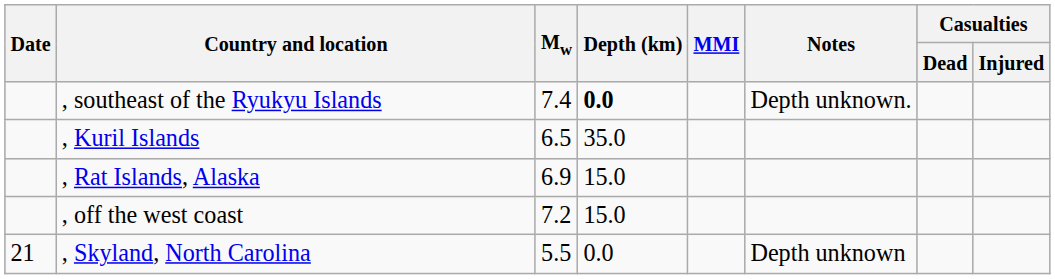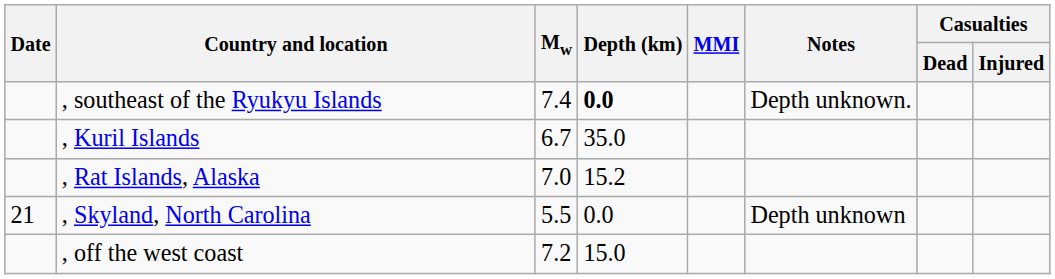(556, 138) 6.5 -> (556, 138) 6.7
(556, 176) 6.9 -> (556, 176) 7.0
(605, 176) 15.0 -> (605, 176) 15.2
rows swapped: (153, 215) <-> (186, 253)
